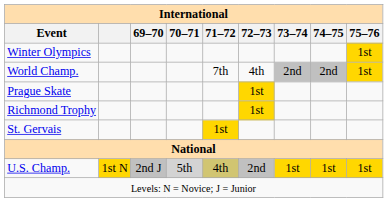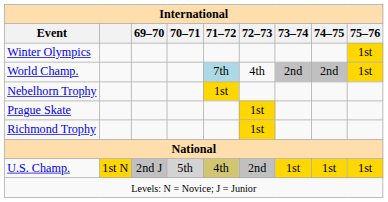(220, 71) no background -> (221, 71) lightblue background
+ row: (52, 91)
- row: (34, 129)
